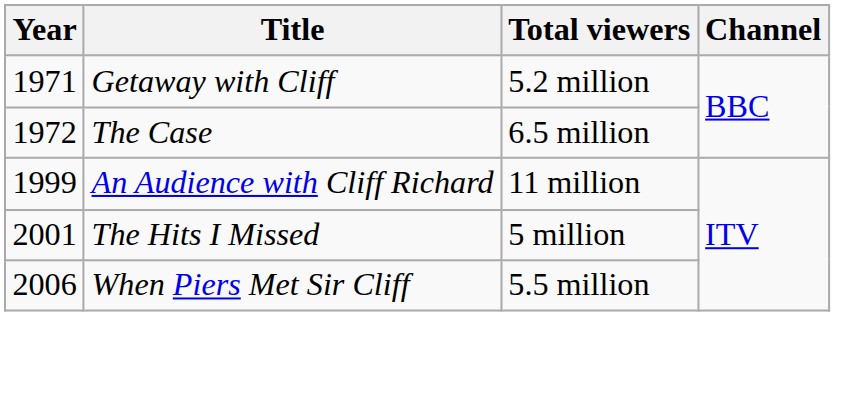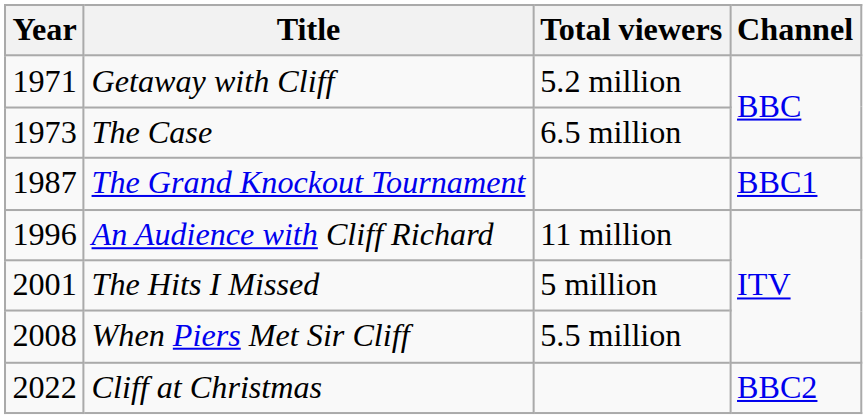(45, 132) 1972 -> (45, 132) 1973
+ row: (308, 183)
(45, 183) 1999 -> (45, 234) 1996
(45, 285) 2006 -> (45, 336) 2008
+ row: (207, 387)
